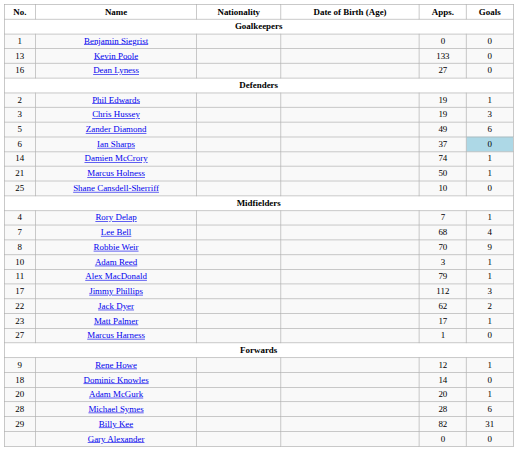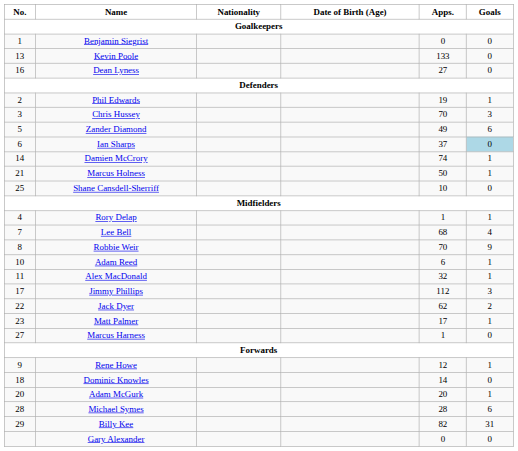(443, 115) 19 -> (443, 115) 70
(443, 218) 7 -> (443, 218) 1
(443, 262) 3 -> (443, 262) 6
(443, 277) 79 -> (443, 277) 32
